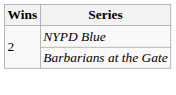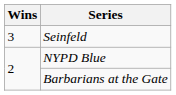+ row: (65, 36)
